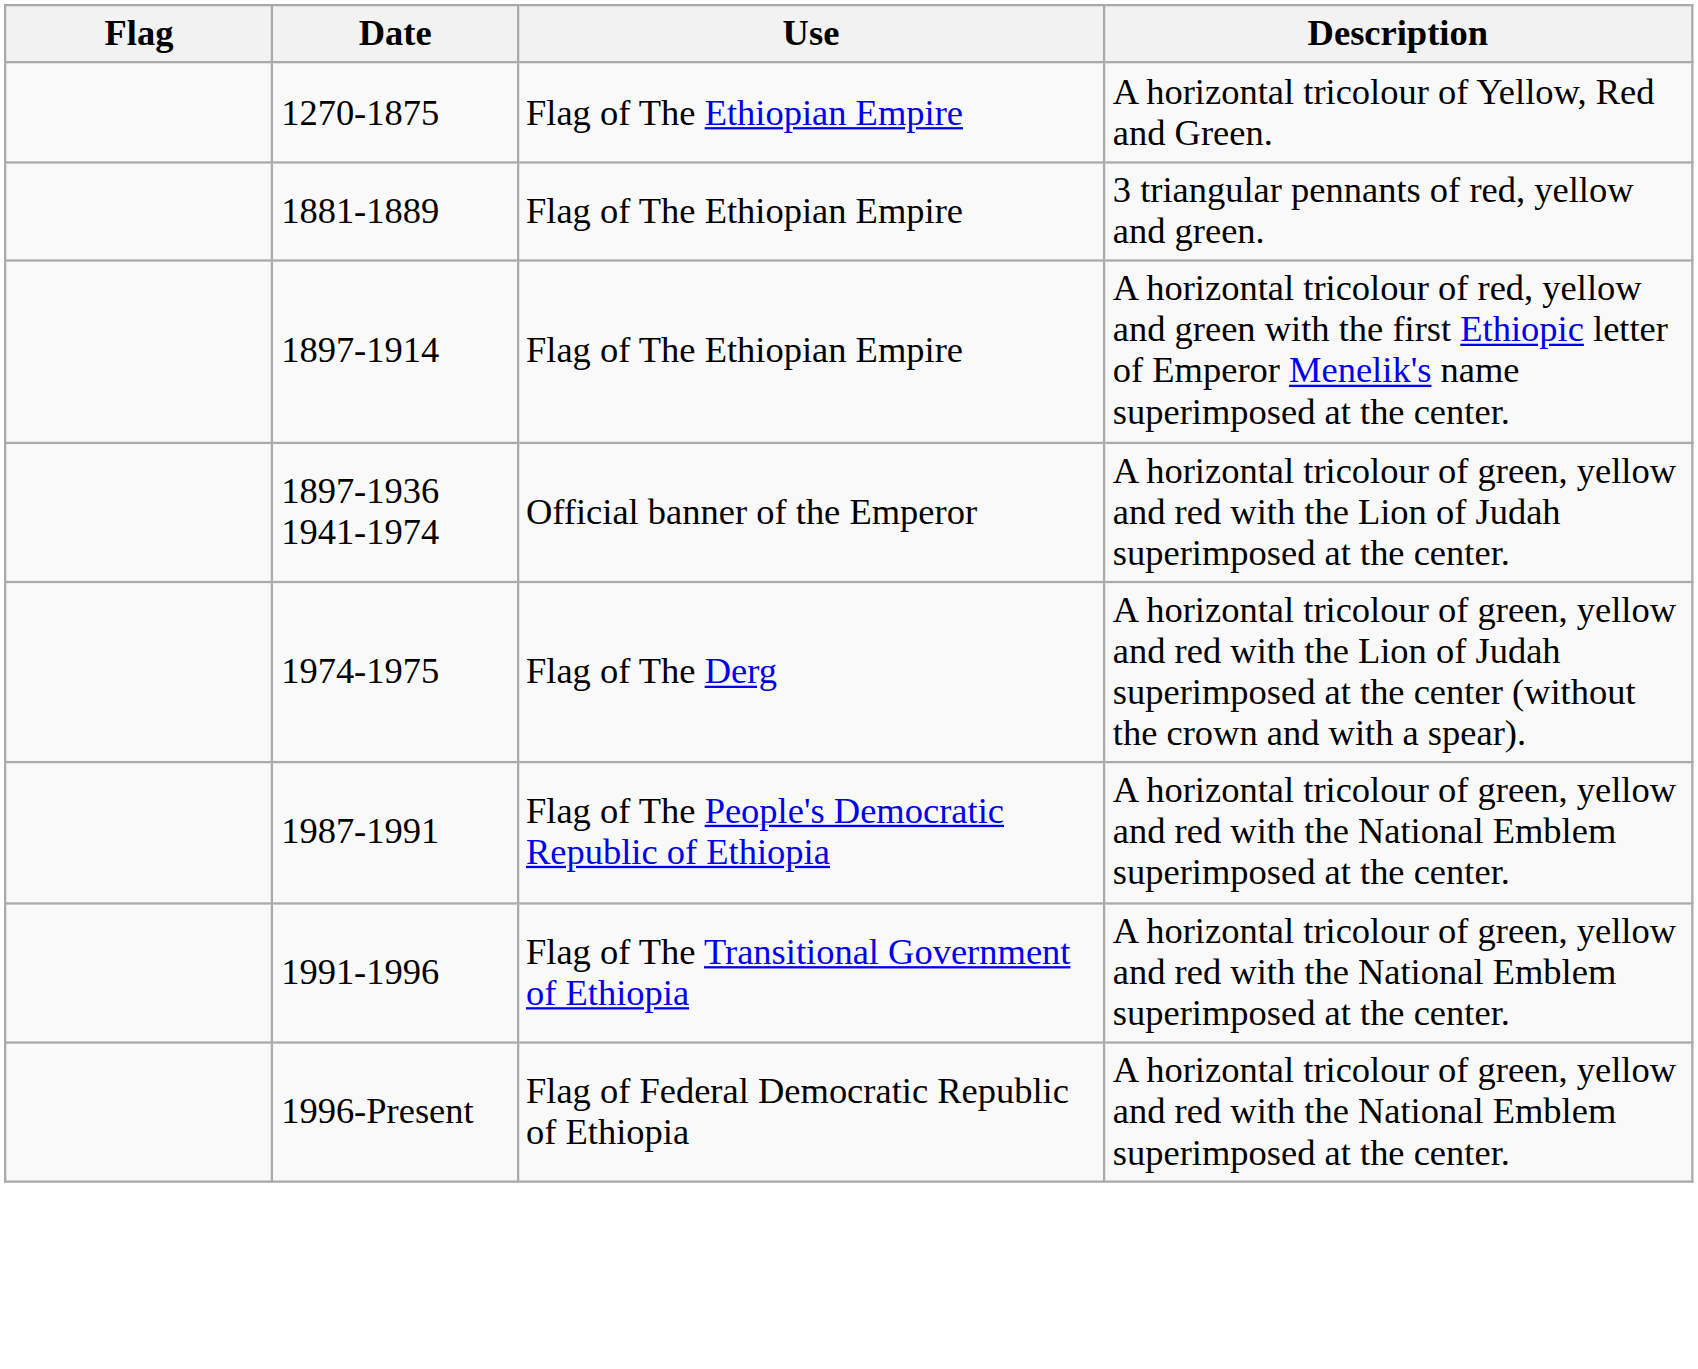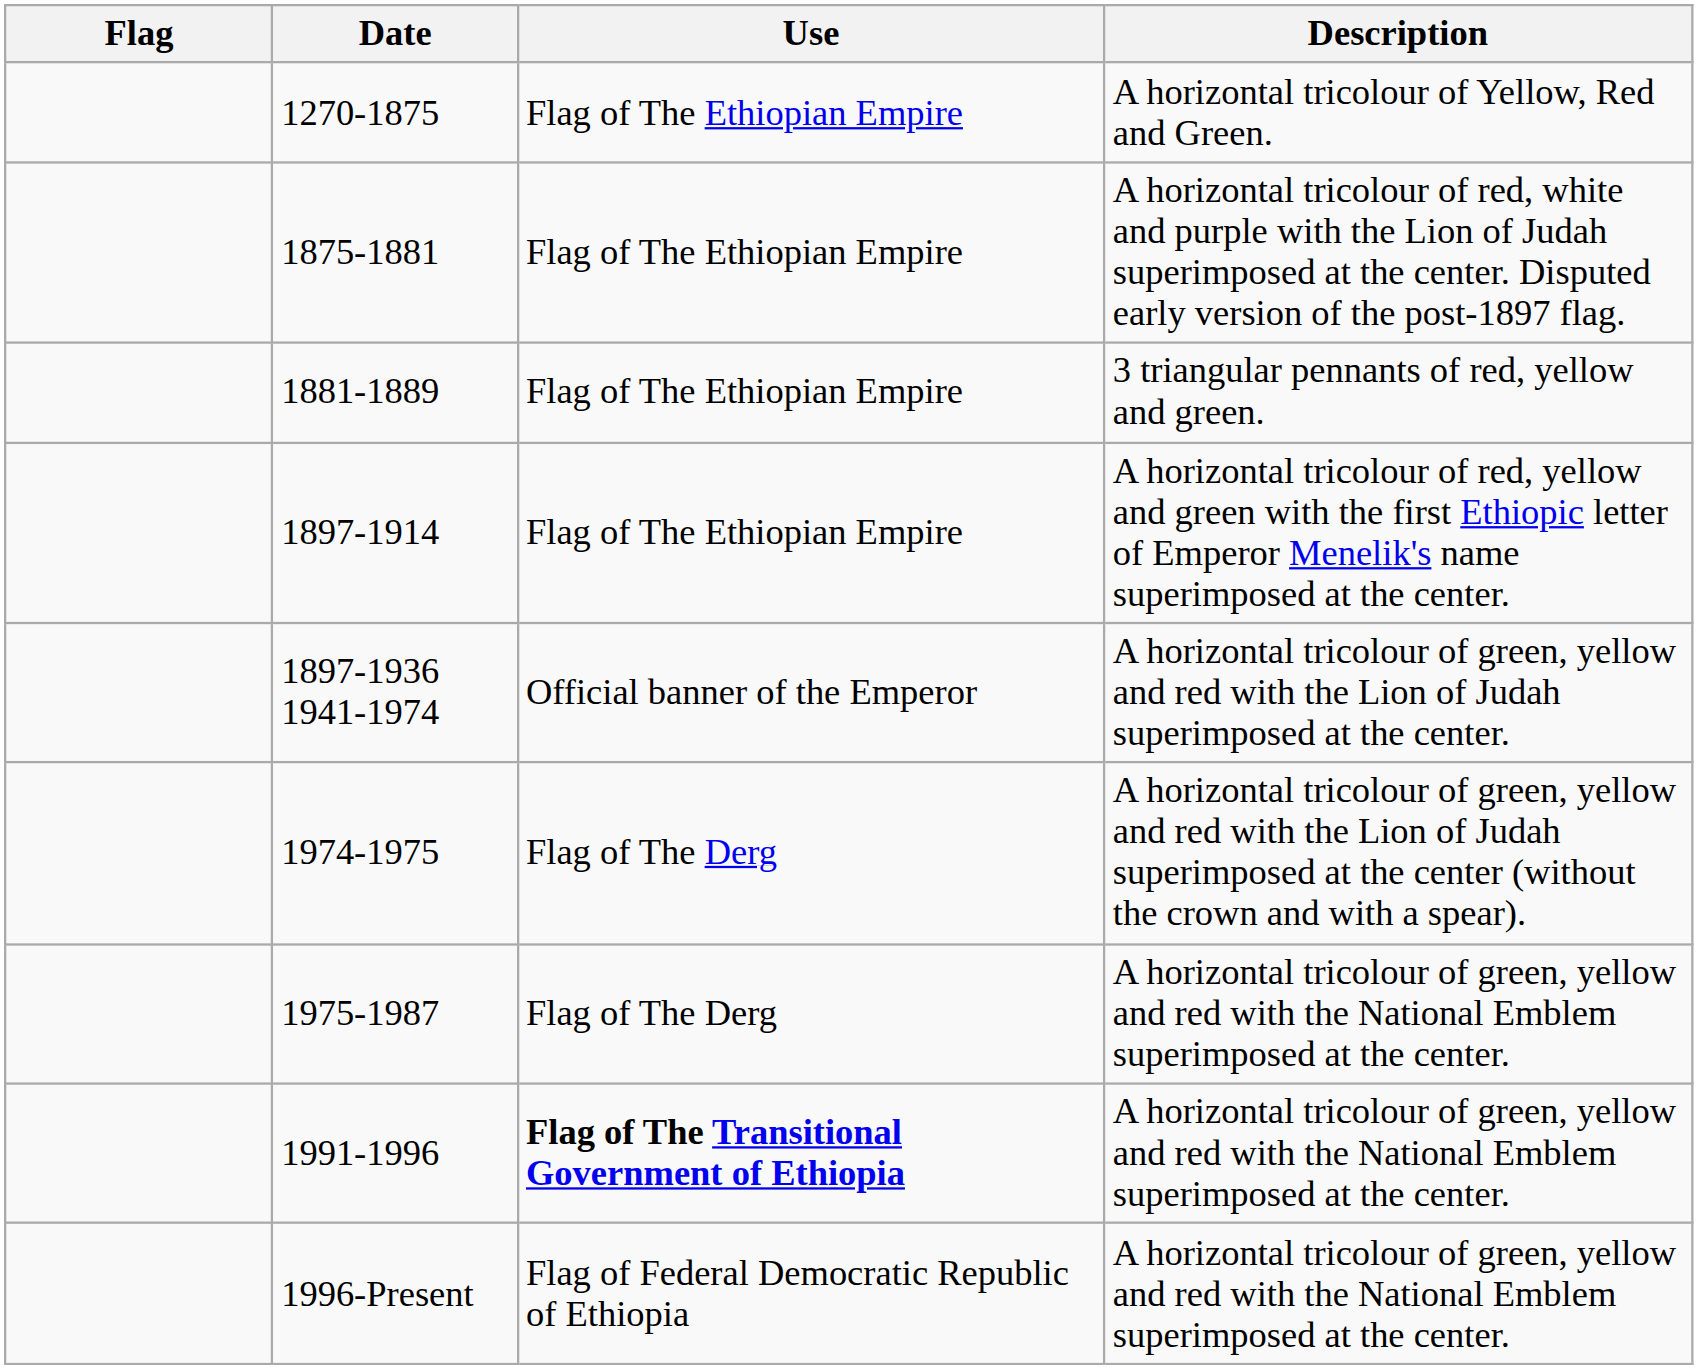+ row: (360, 251)
+ row: (360, 1012)
- row: (360, 831)
(798, 971) normal -> (715, 1152) bold
